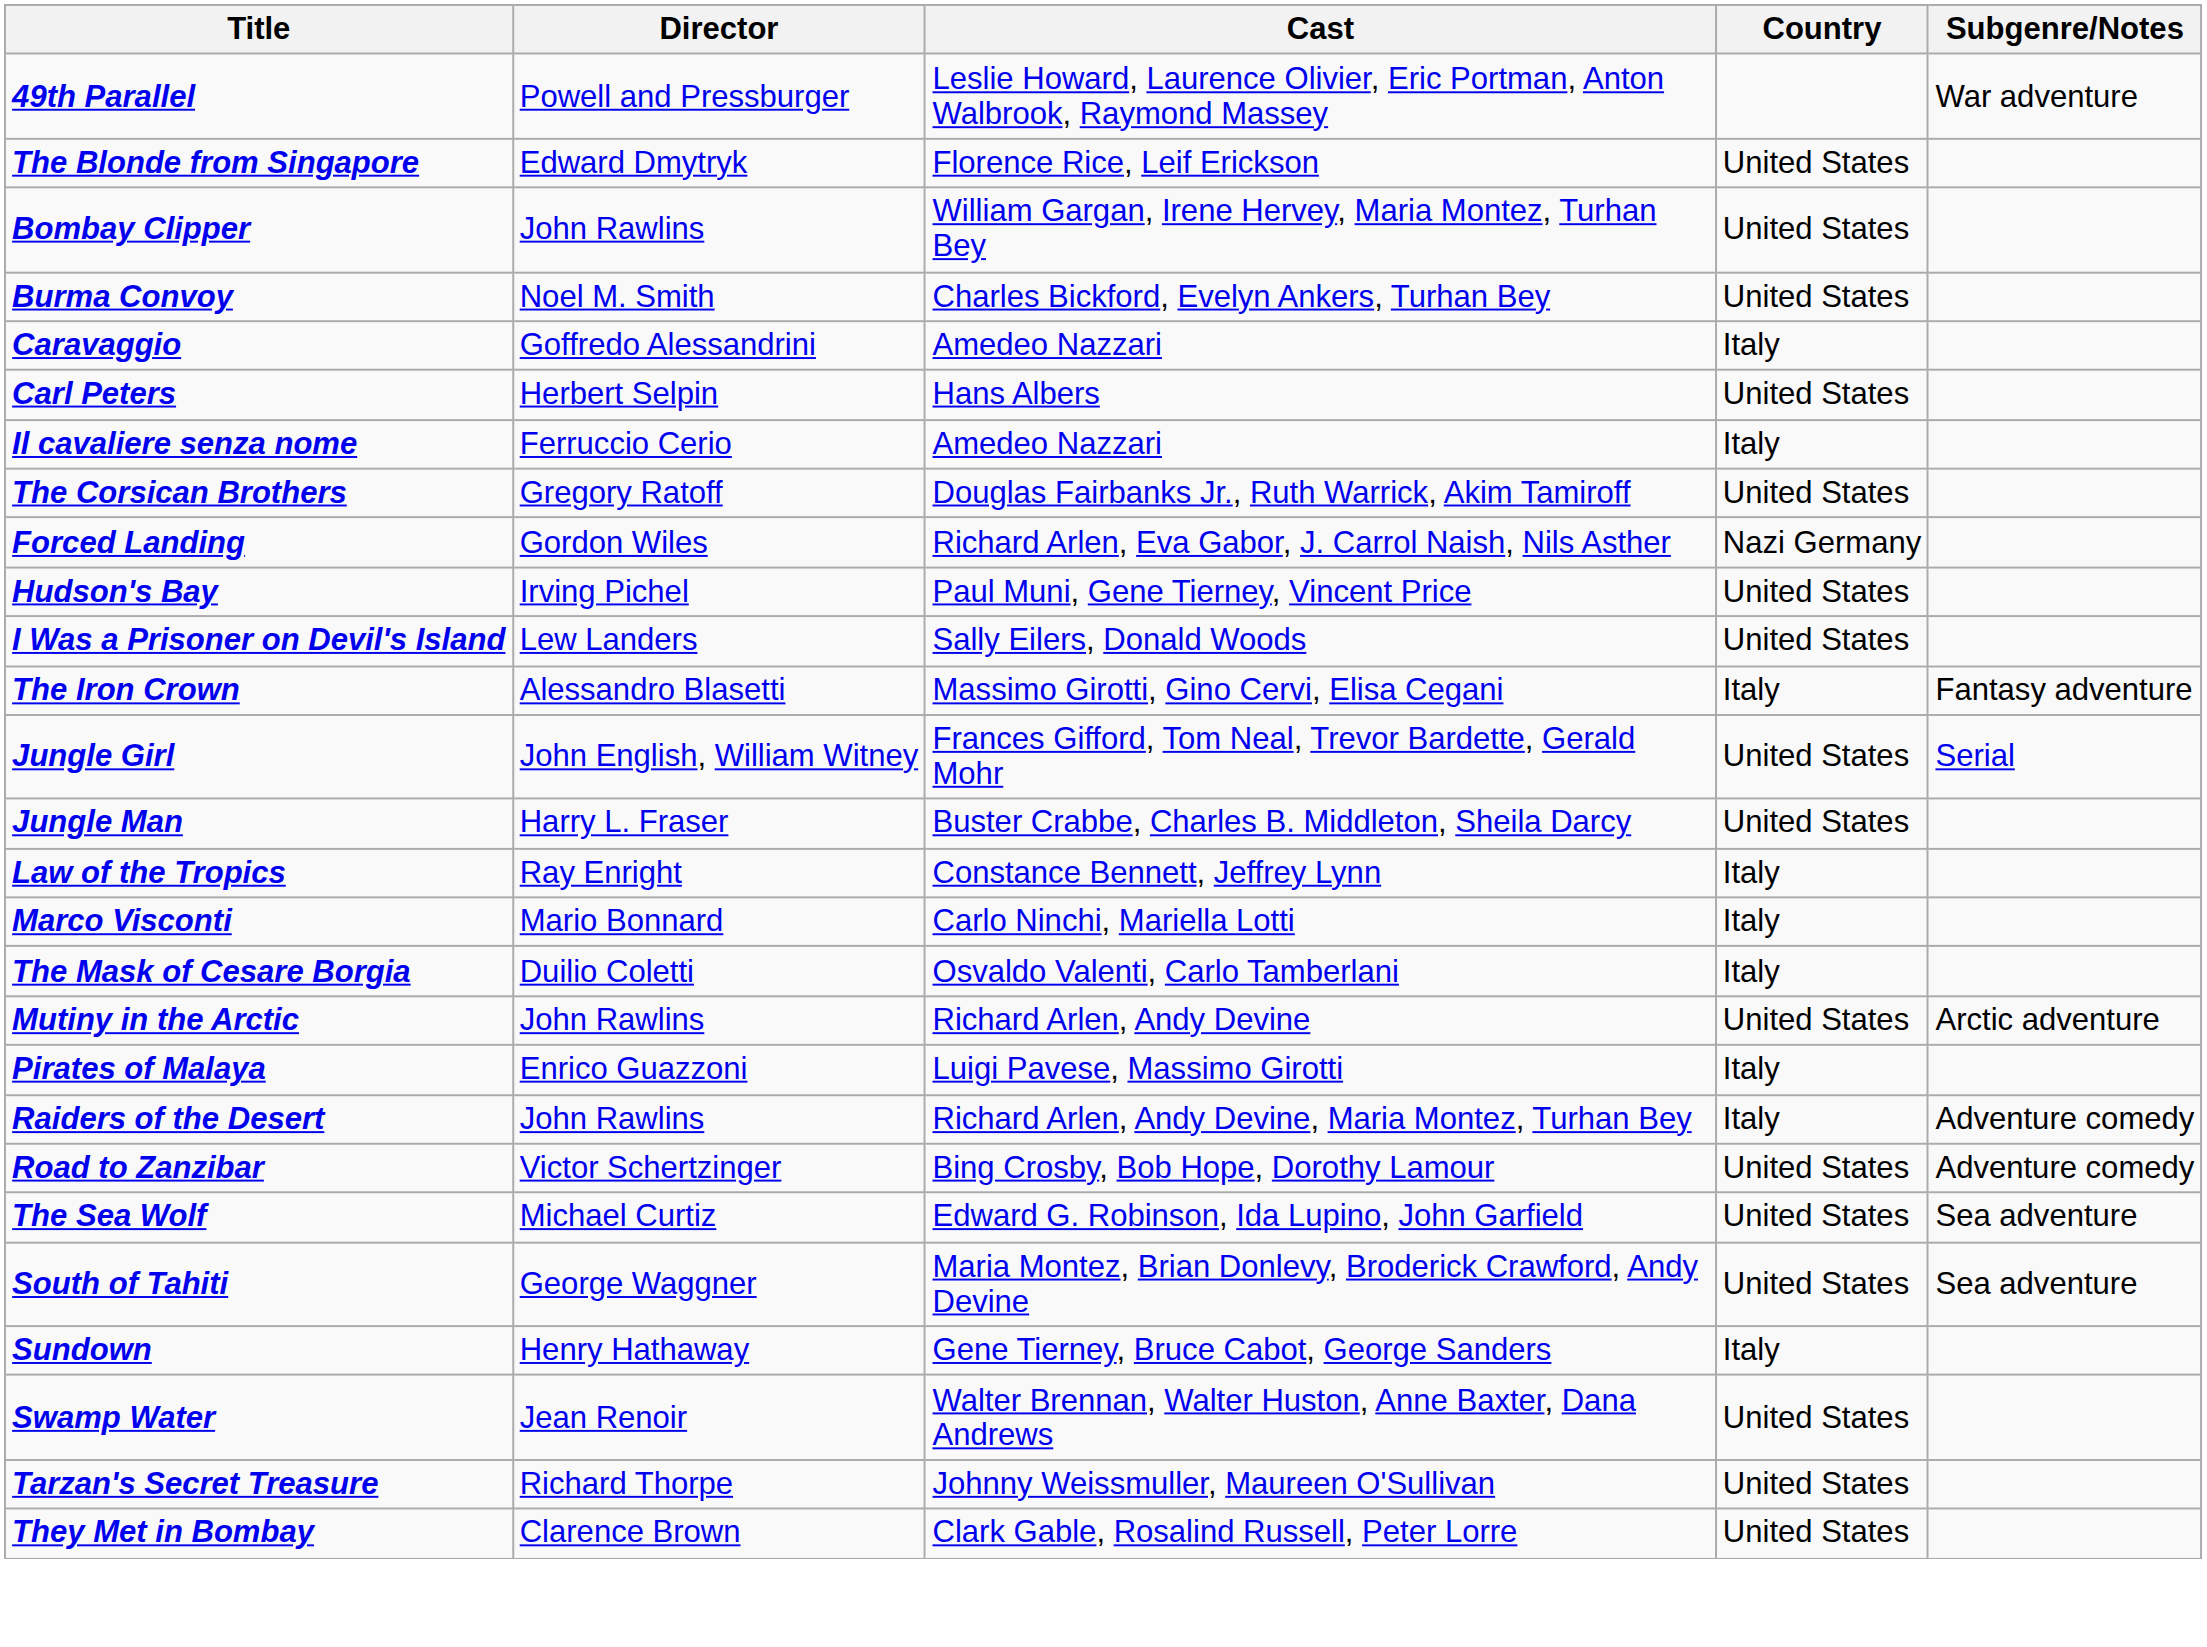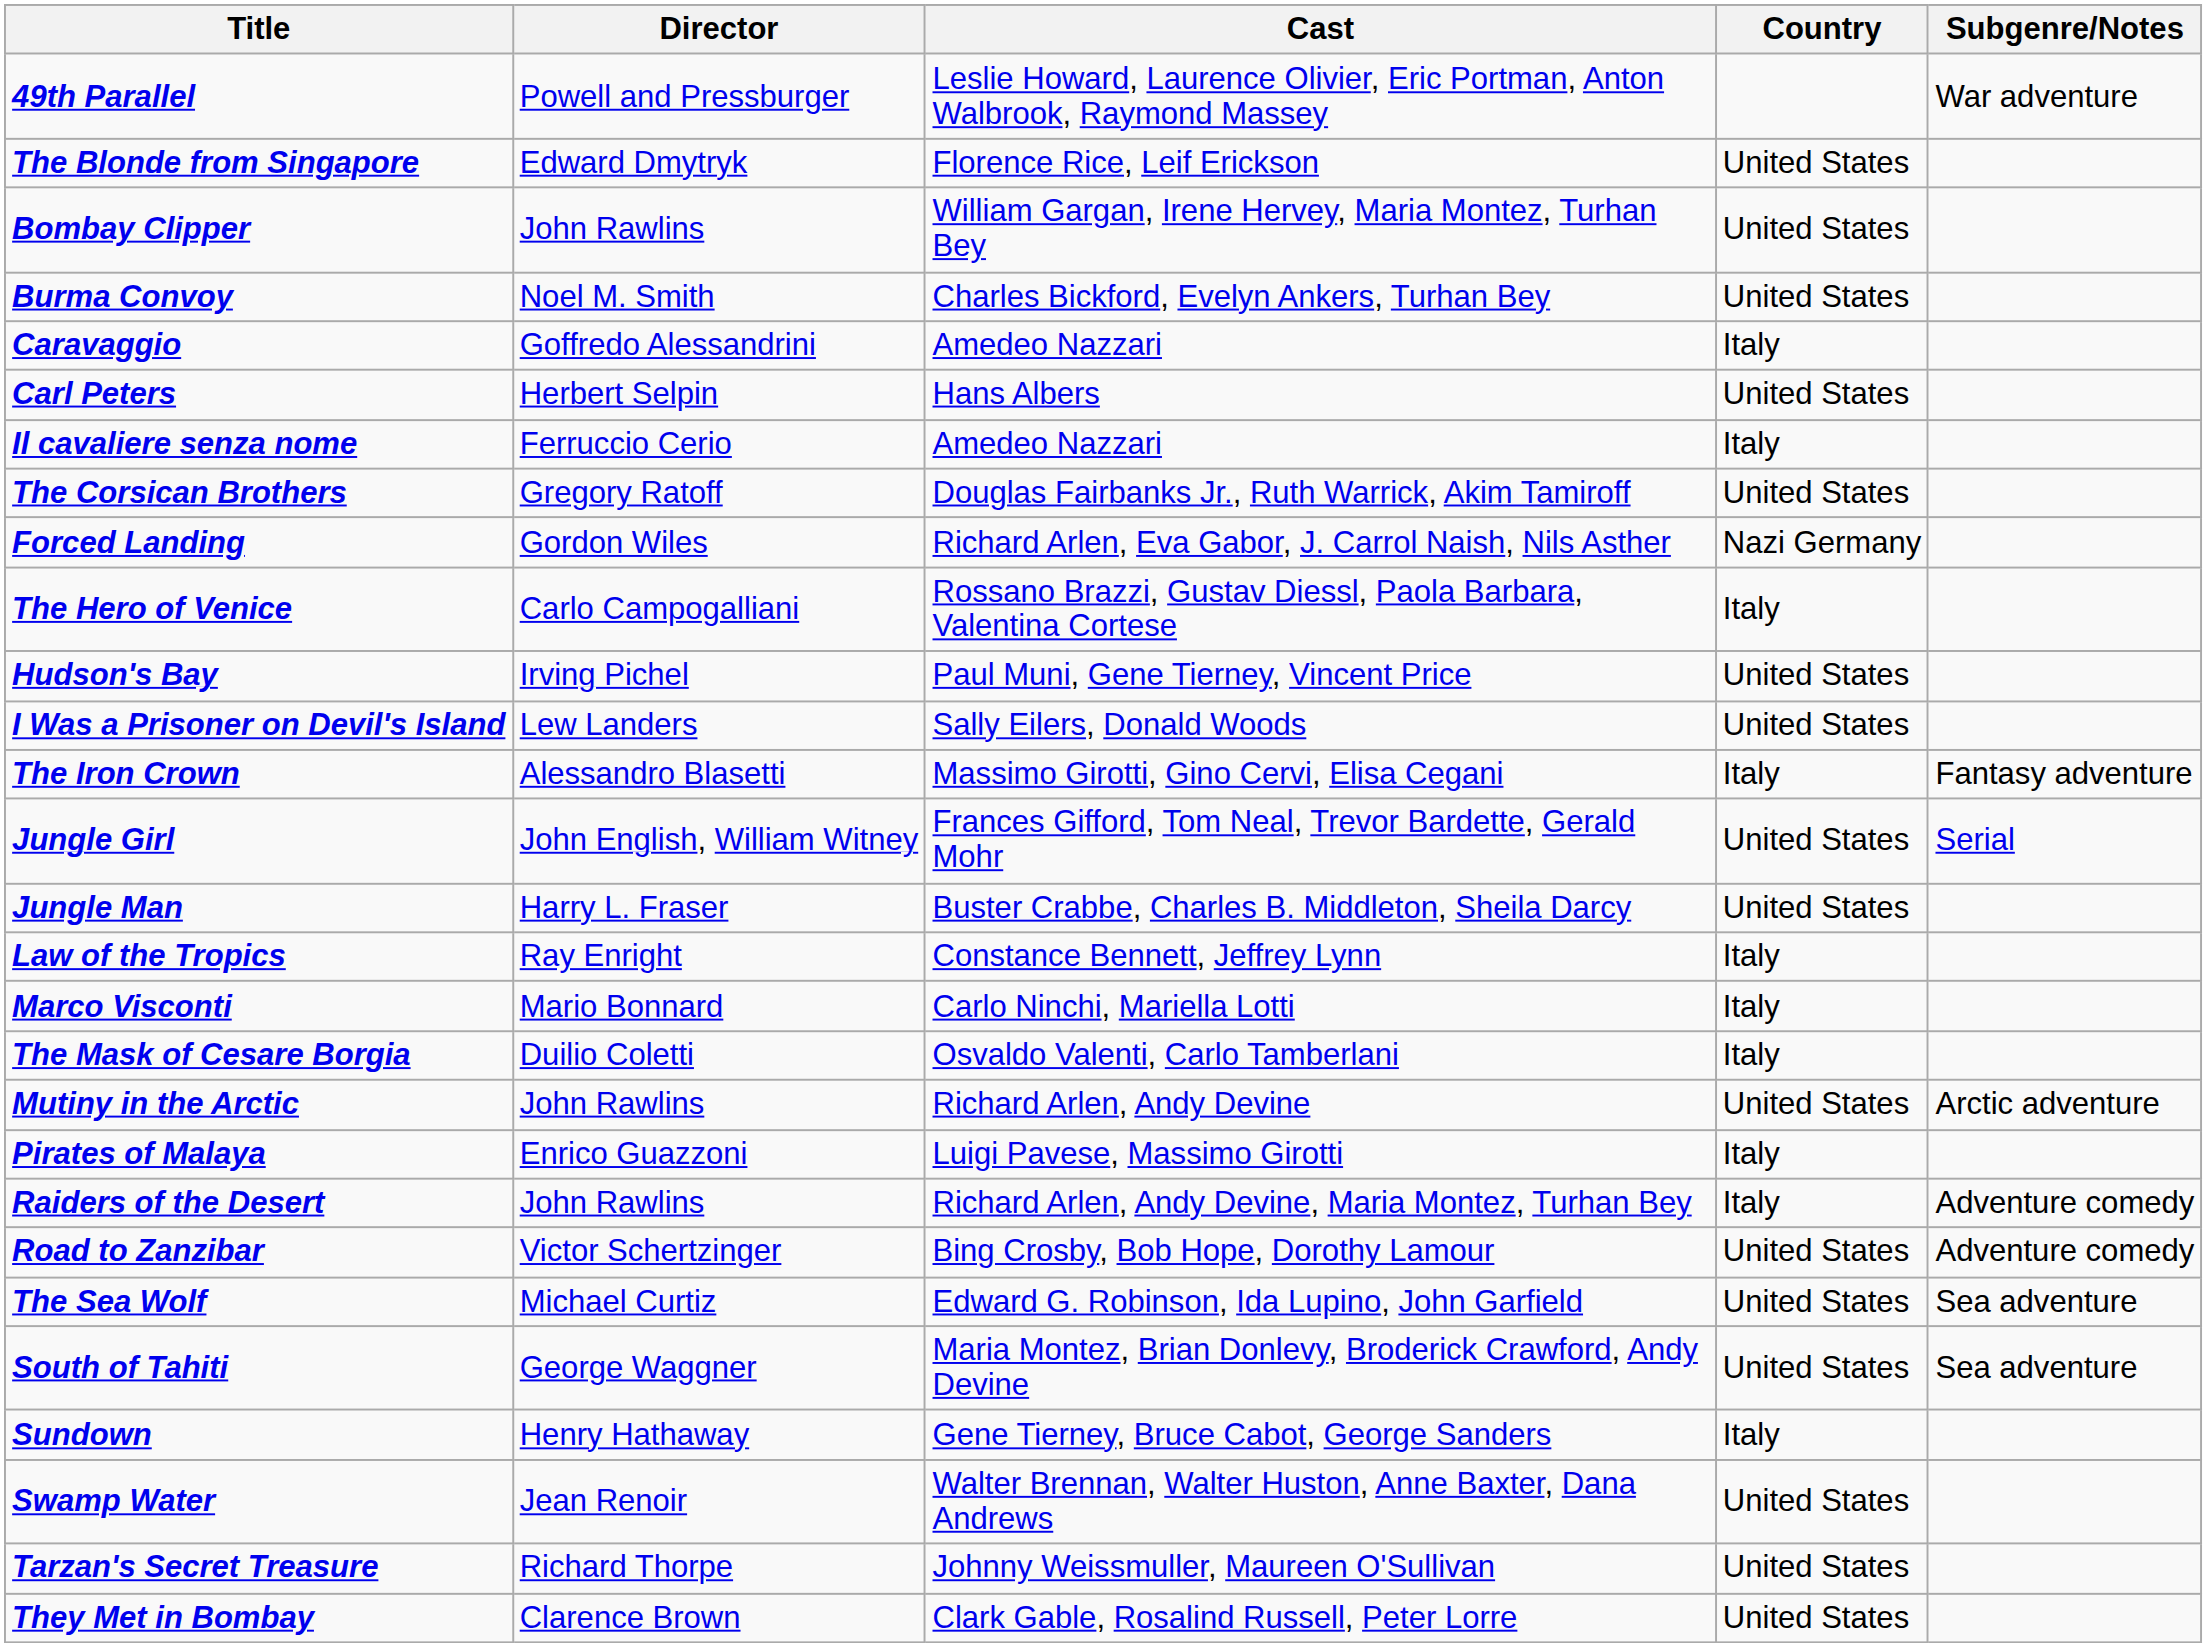+ row: (152, 608)
